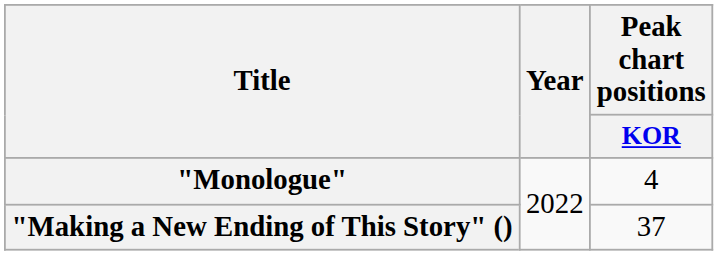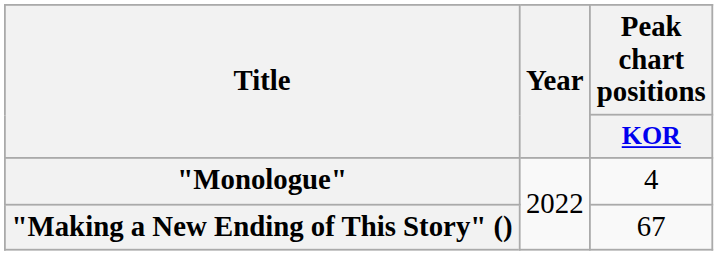(651, 226) 37 -> (651, 226) 67
